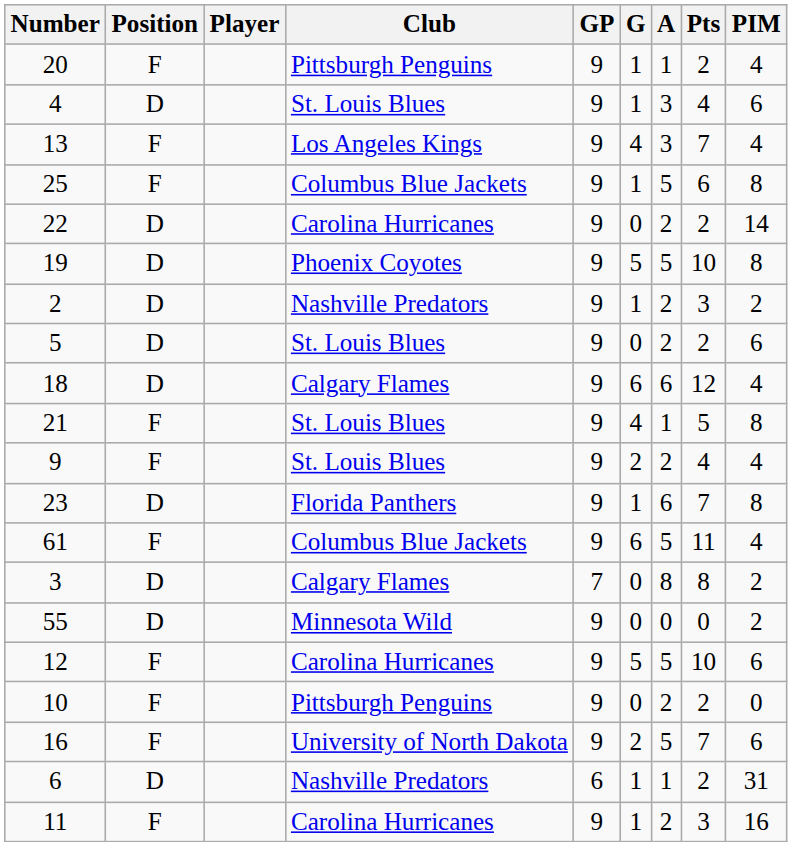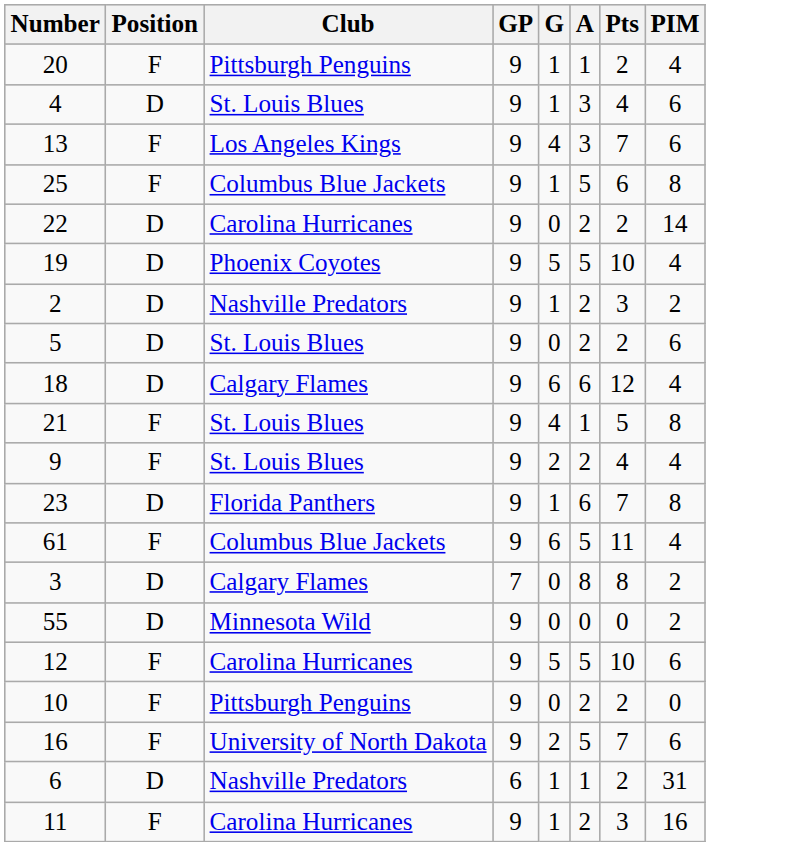- column: (244, 24)
(756, 143) 4 -> (675, 143) 6
(756, 263) 8 -> (675, 263) 4
